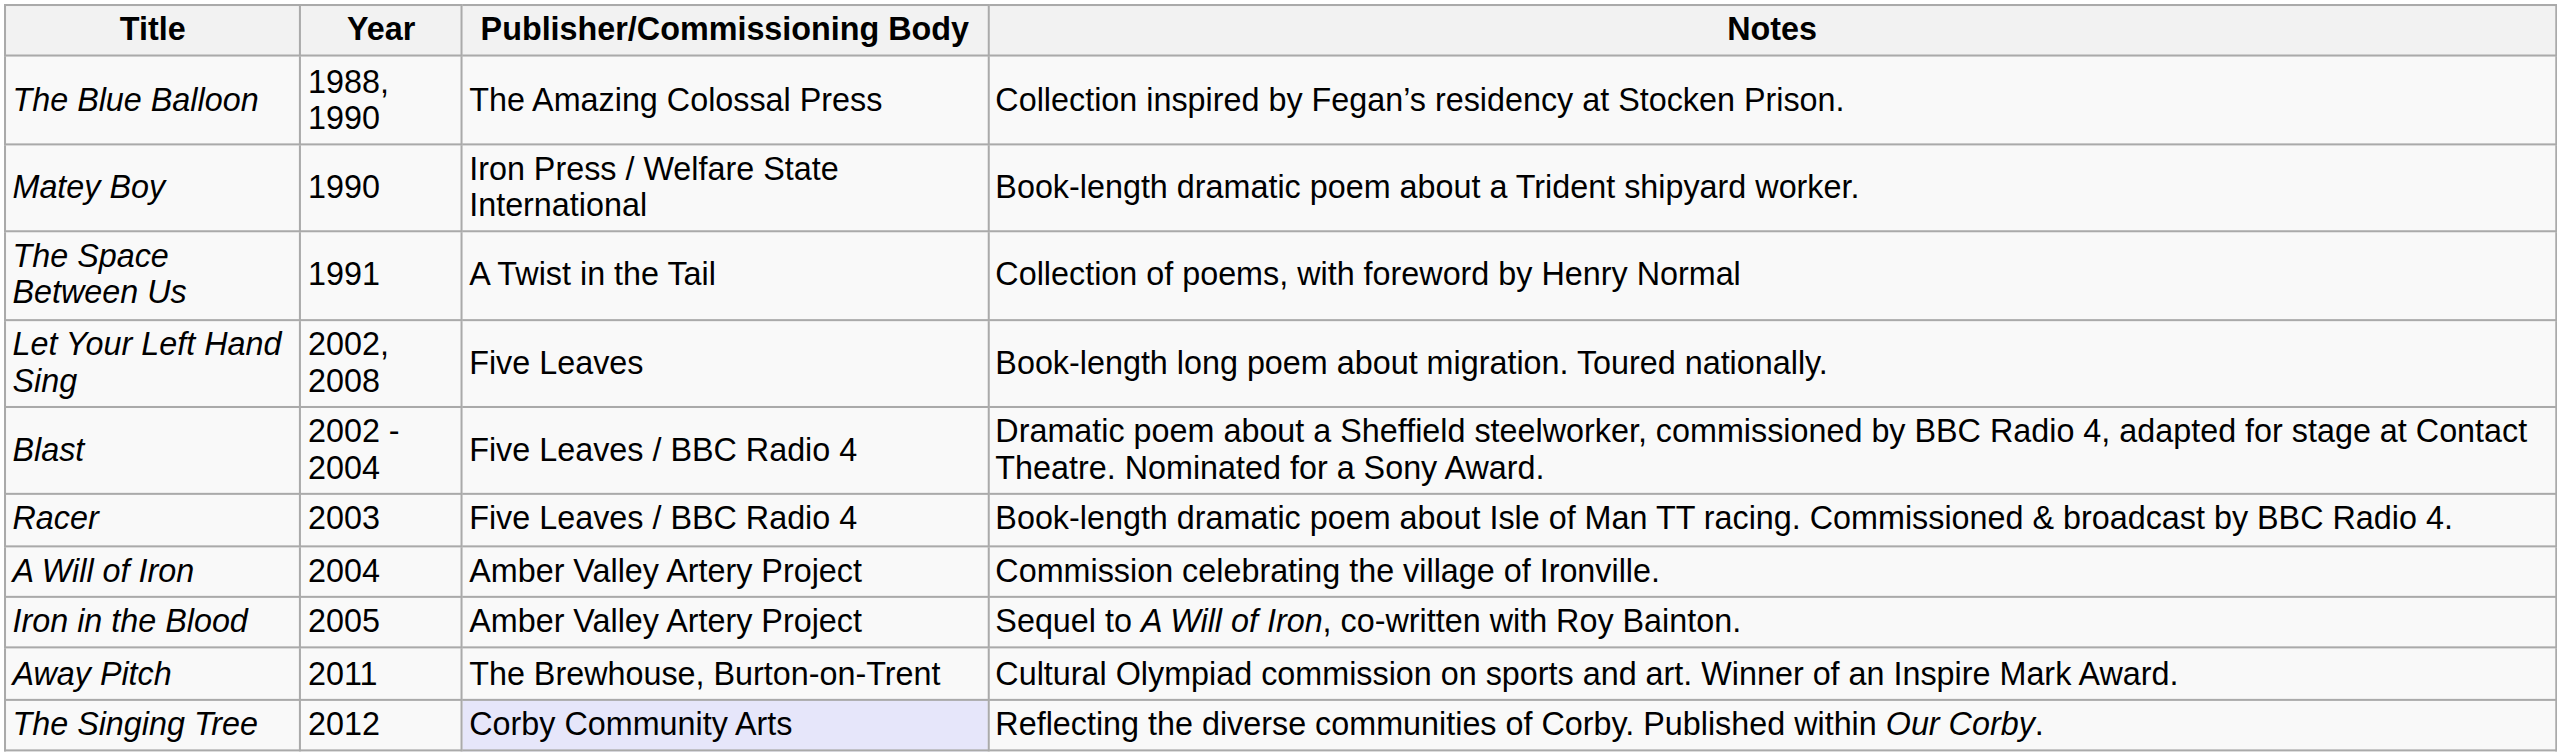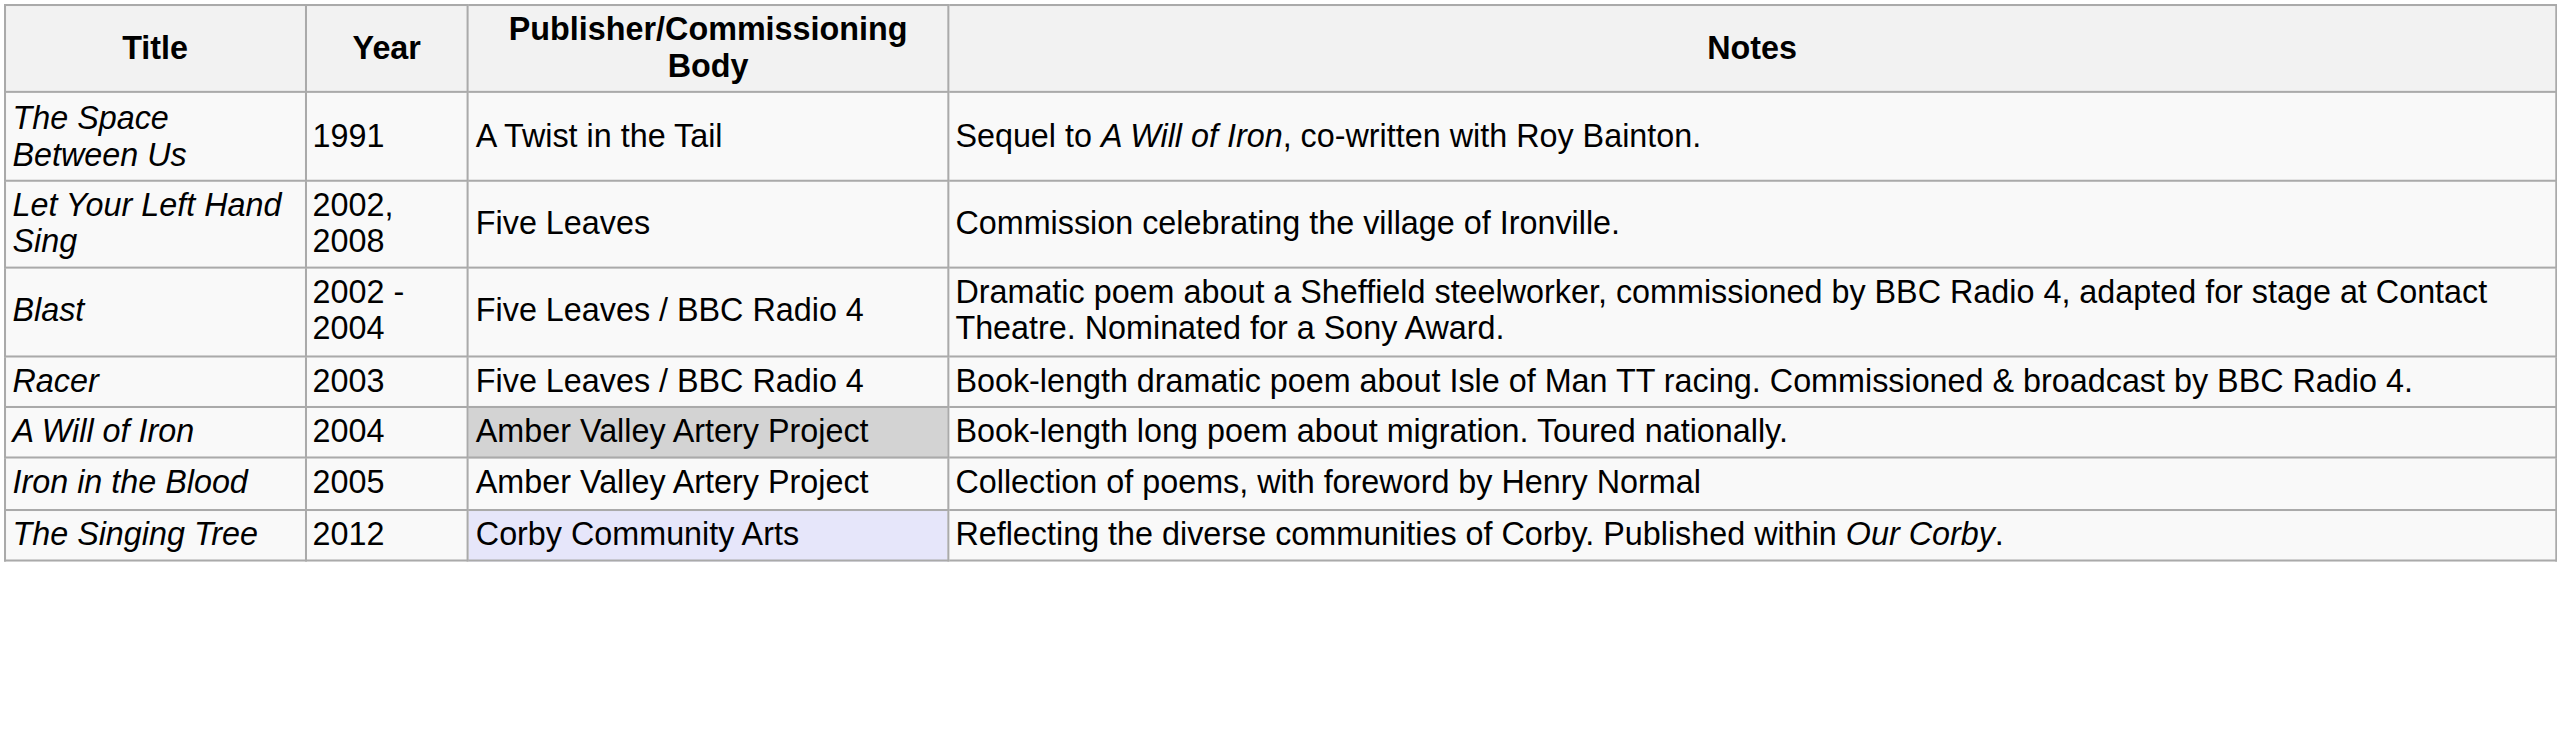- row: (136, 99)
- row: (89, 187)
(1368, 274) Collection of poems, with foreword by Henry Normal -> (1328, 135) Sequel to A Will of Iron, co-written with Roy Bainton.
(1412, 362) Book-length long poem about migration. Toured nationally. -> (1288, 223) Commission celebrating the village of Ironville.
(666, 570) no background -> (672, 431) lightgrey background
(1328, 570) Commission celebrating the village of Ironville. -> (1372, 431) Book-length long poem about migration. Toured nationally.
(1368, 621) Sequel to A Will of Iron, co-written with Roy Bainton. -> (1328, 483) Collection of poems, with foreword by Henry Normal
- row: (92, 673)
